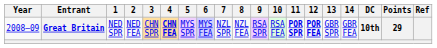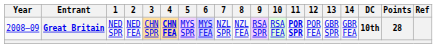(314, 29) bold -> (314, 29) normal
(397, 29) 29 -> (397, 29) 28
